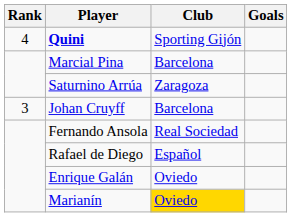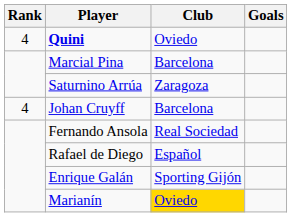(198, 39) Sporting Gijón -> (176, 39) Oviedo
(25, 108) 3 -> (25, 108) 4
(176, 177) Oviedo -> (198, 177) Sporting Gijón
